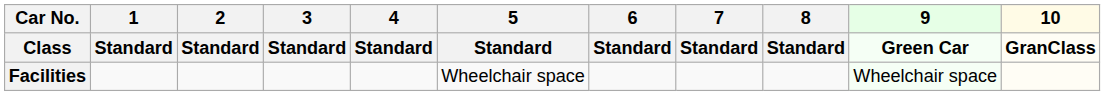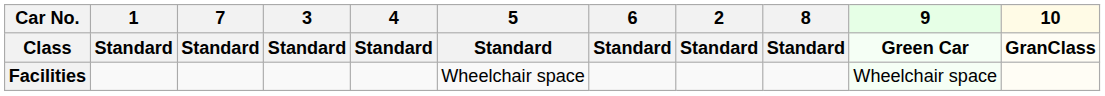columns swapped: (220, 47) <-> (719, 47)
